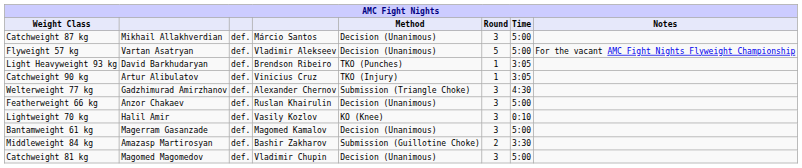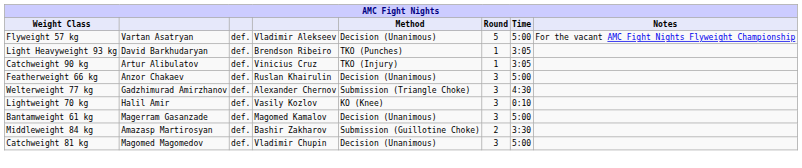- row: (47, 38)
rows swapped: (52, 104) <-> (50, 91)
